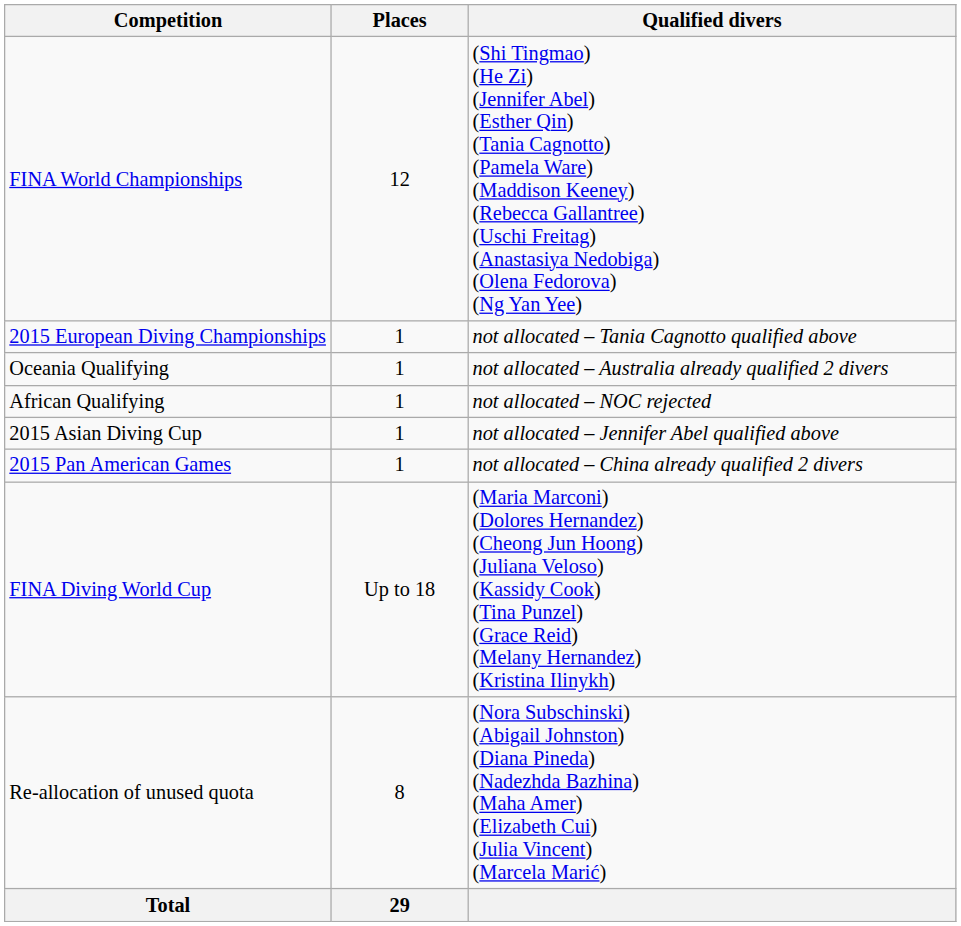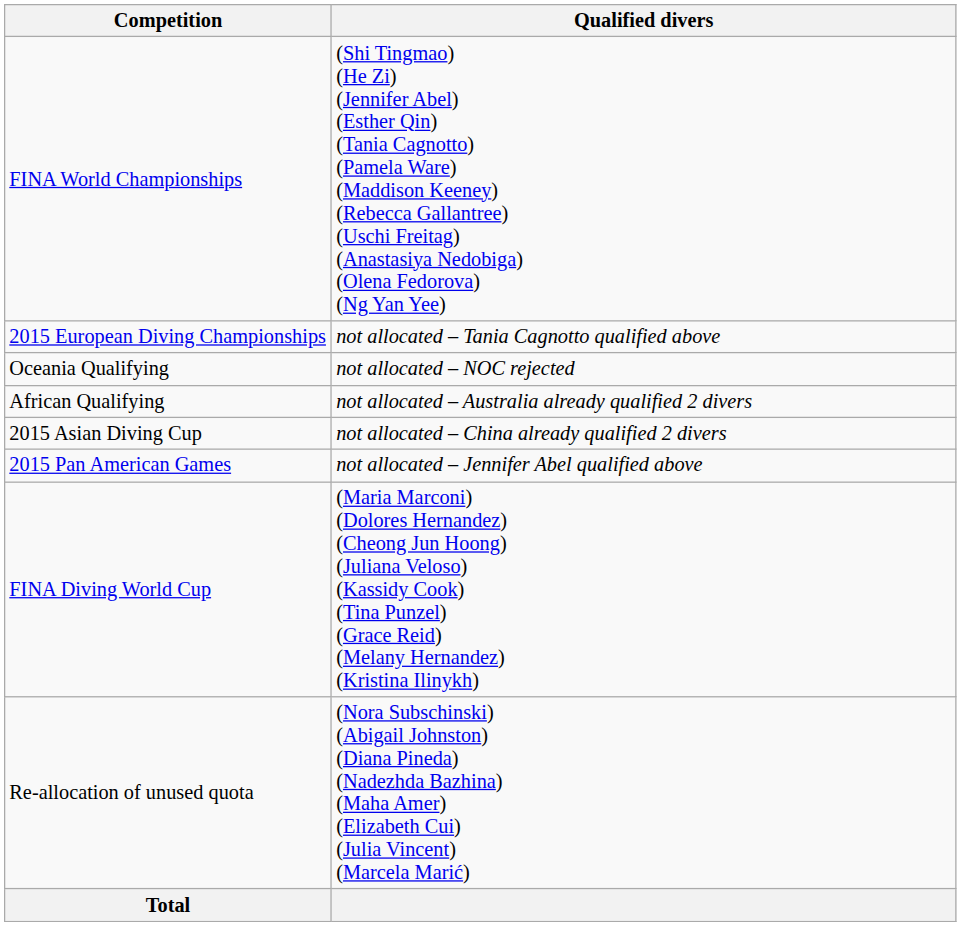- column: (400, 20)
(681, 368) not allocated – Australia already qualified 2 divers -> (455, 368) not allocated – NOC rejected
(592, 400) not allocated – NOC rejected -> (544, 400) not allocated – Australia already qualified 2 divers
(656, 433) not allocated – Jennifer Abel qualified above -> (531, 433) not allocated – China already qualified 2 divers
(668, 465) not allocated – China already qualified 2 divers -> (519, 465) not allocated – Jennifer Abel qualified above
